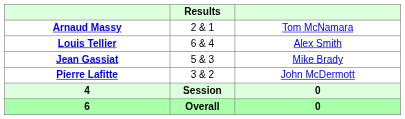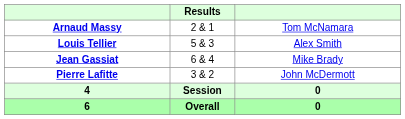(202, 43) 6 & 4 -> (202, 43) 5 & 3
(202, 59) 5 & 3 -> (202, 59) 6 & 4
